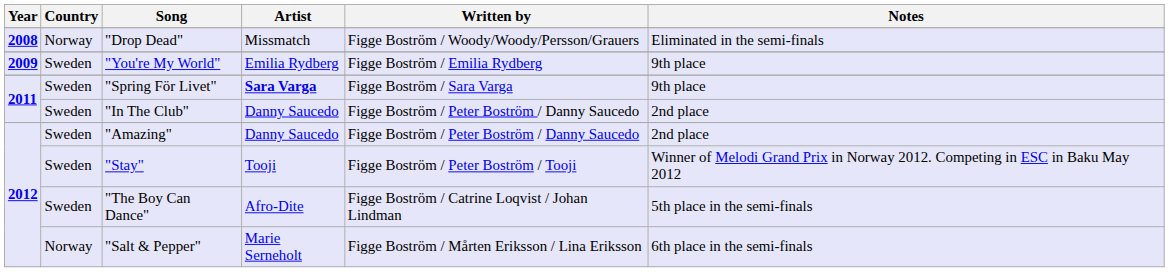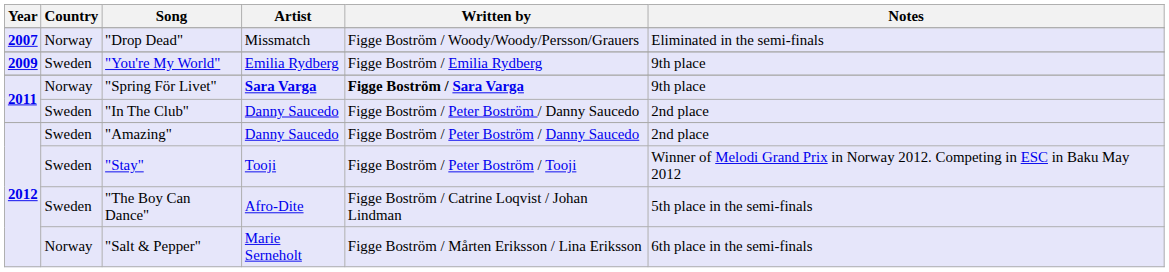(23, 39) 2008 -> (23, 39) 2007
(68, 87) Sweden -> (68, 87) Norway
(430, 87) normal -> (436, 87) bold
